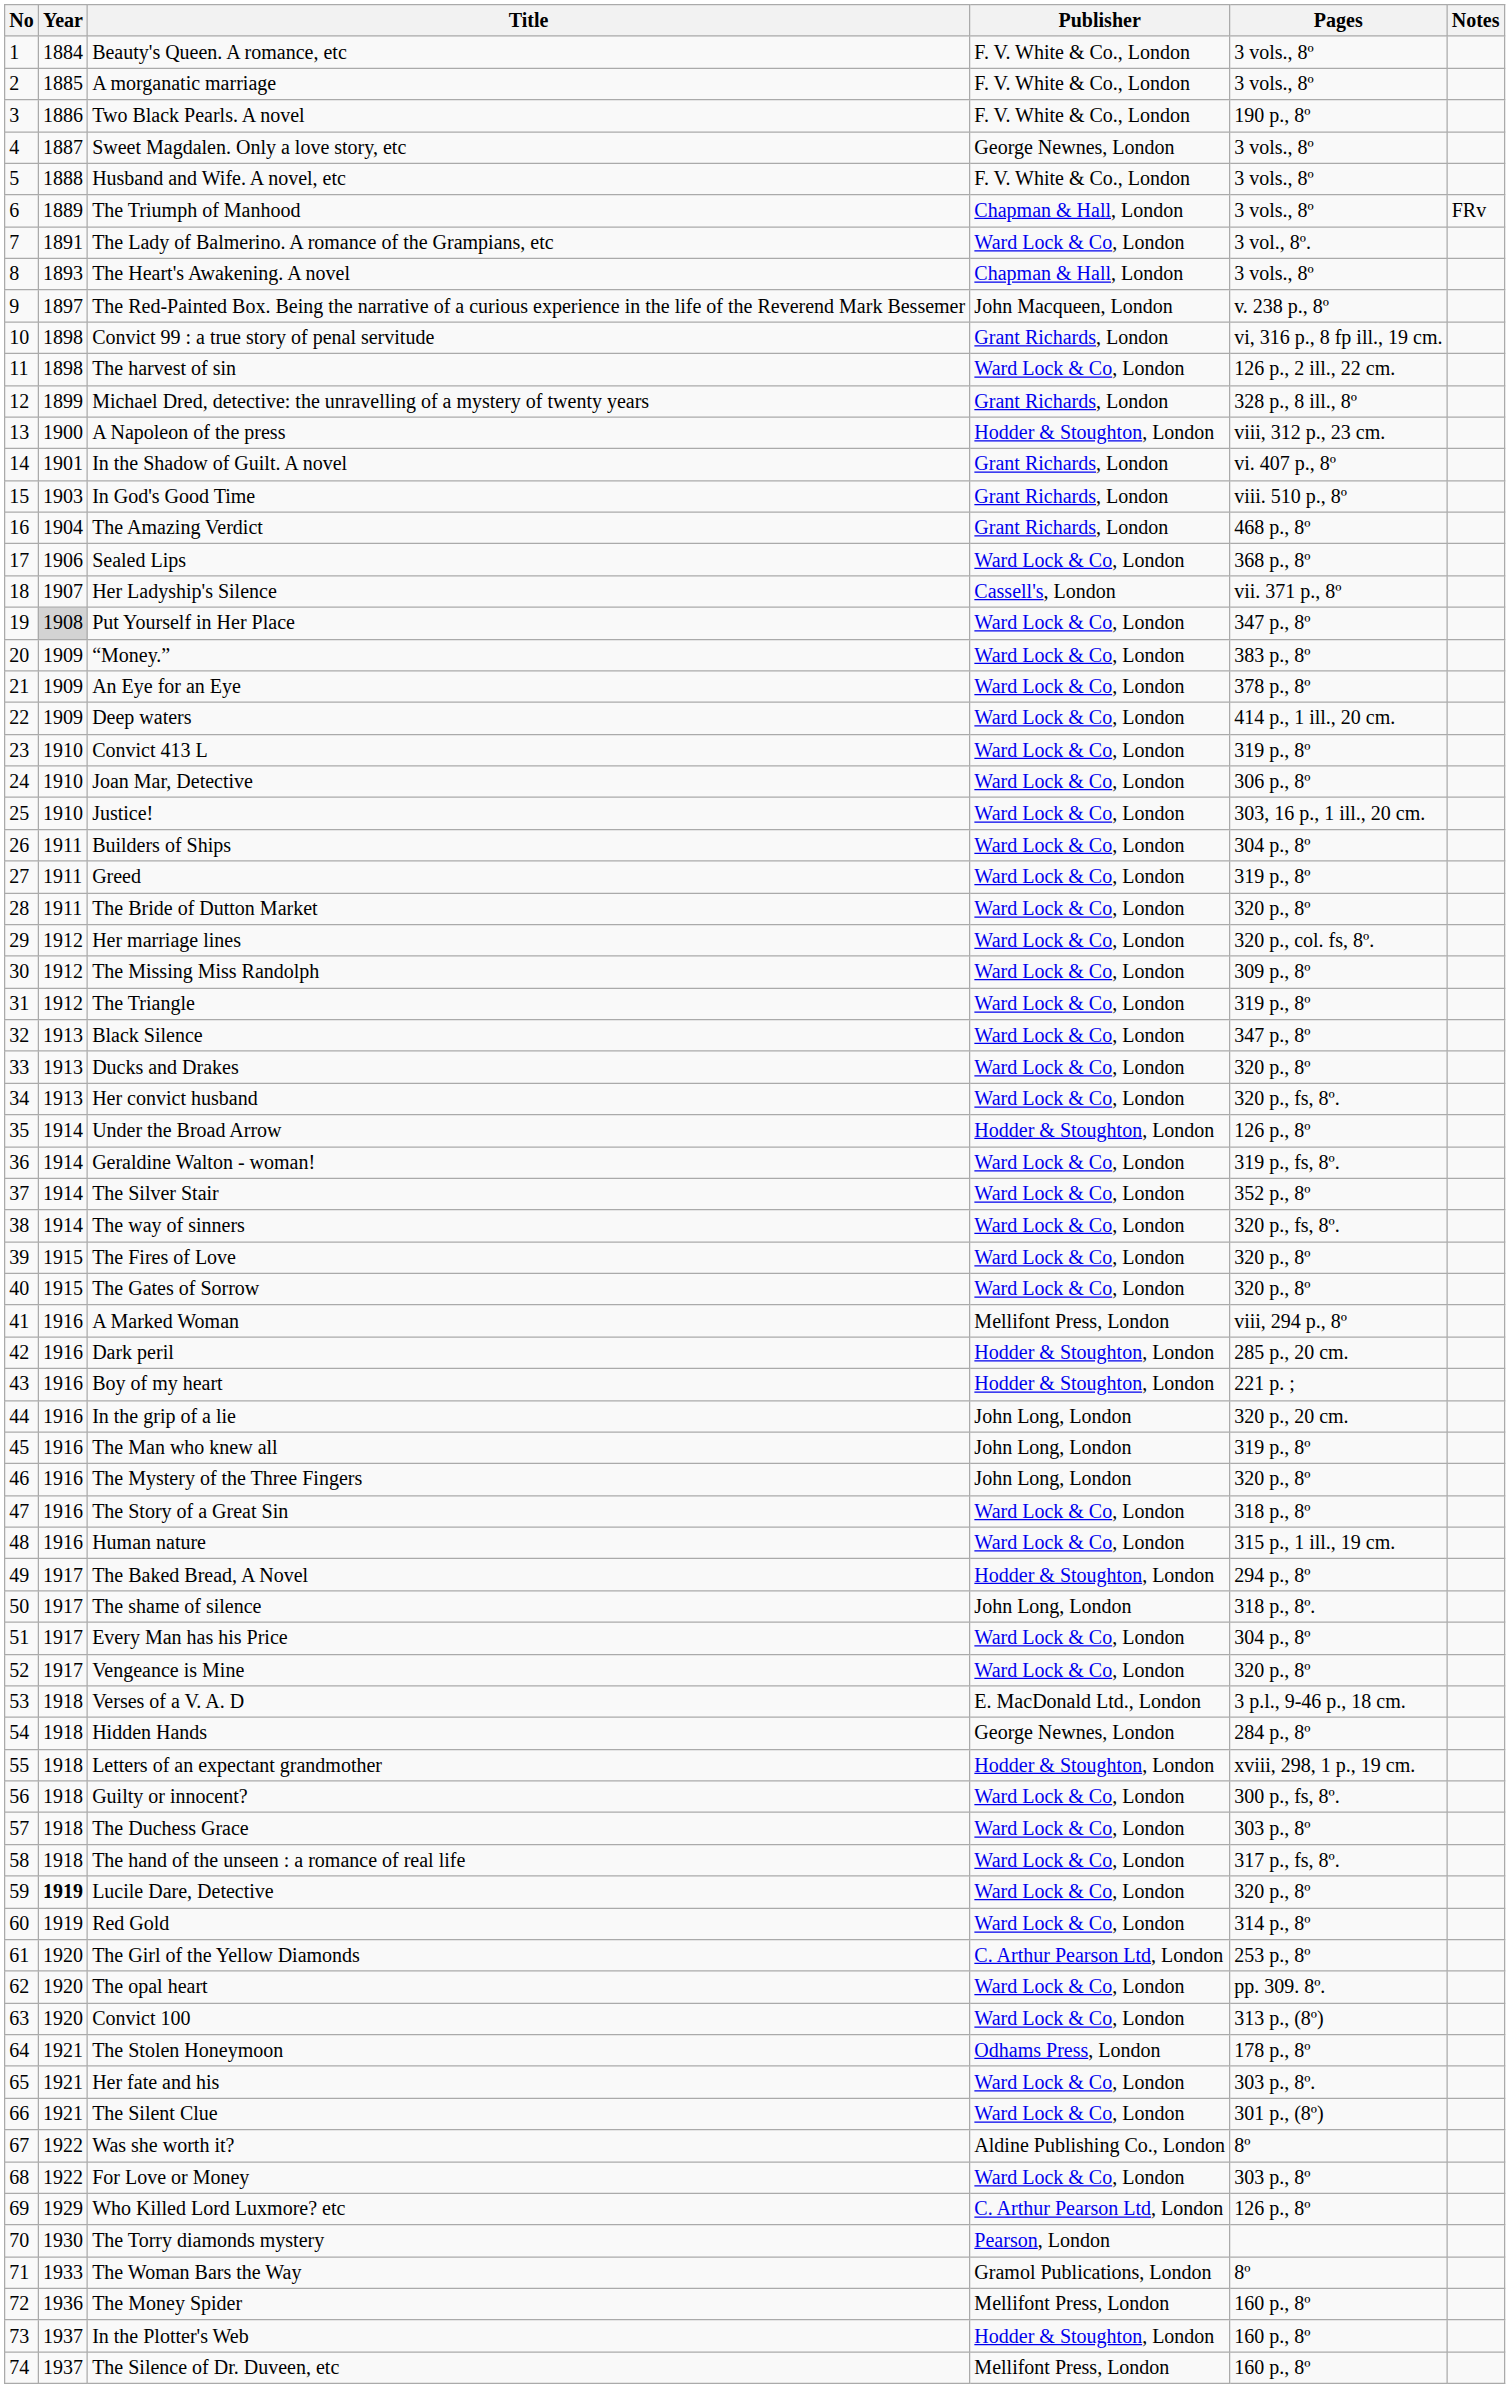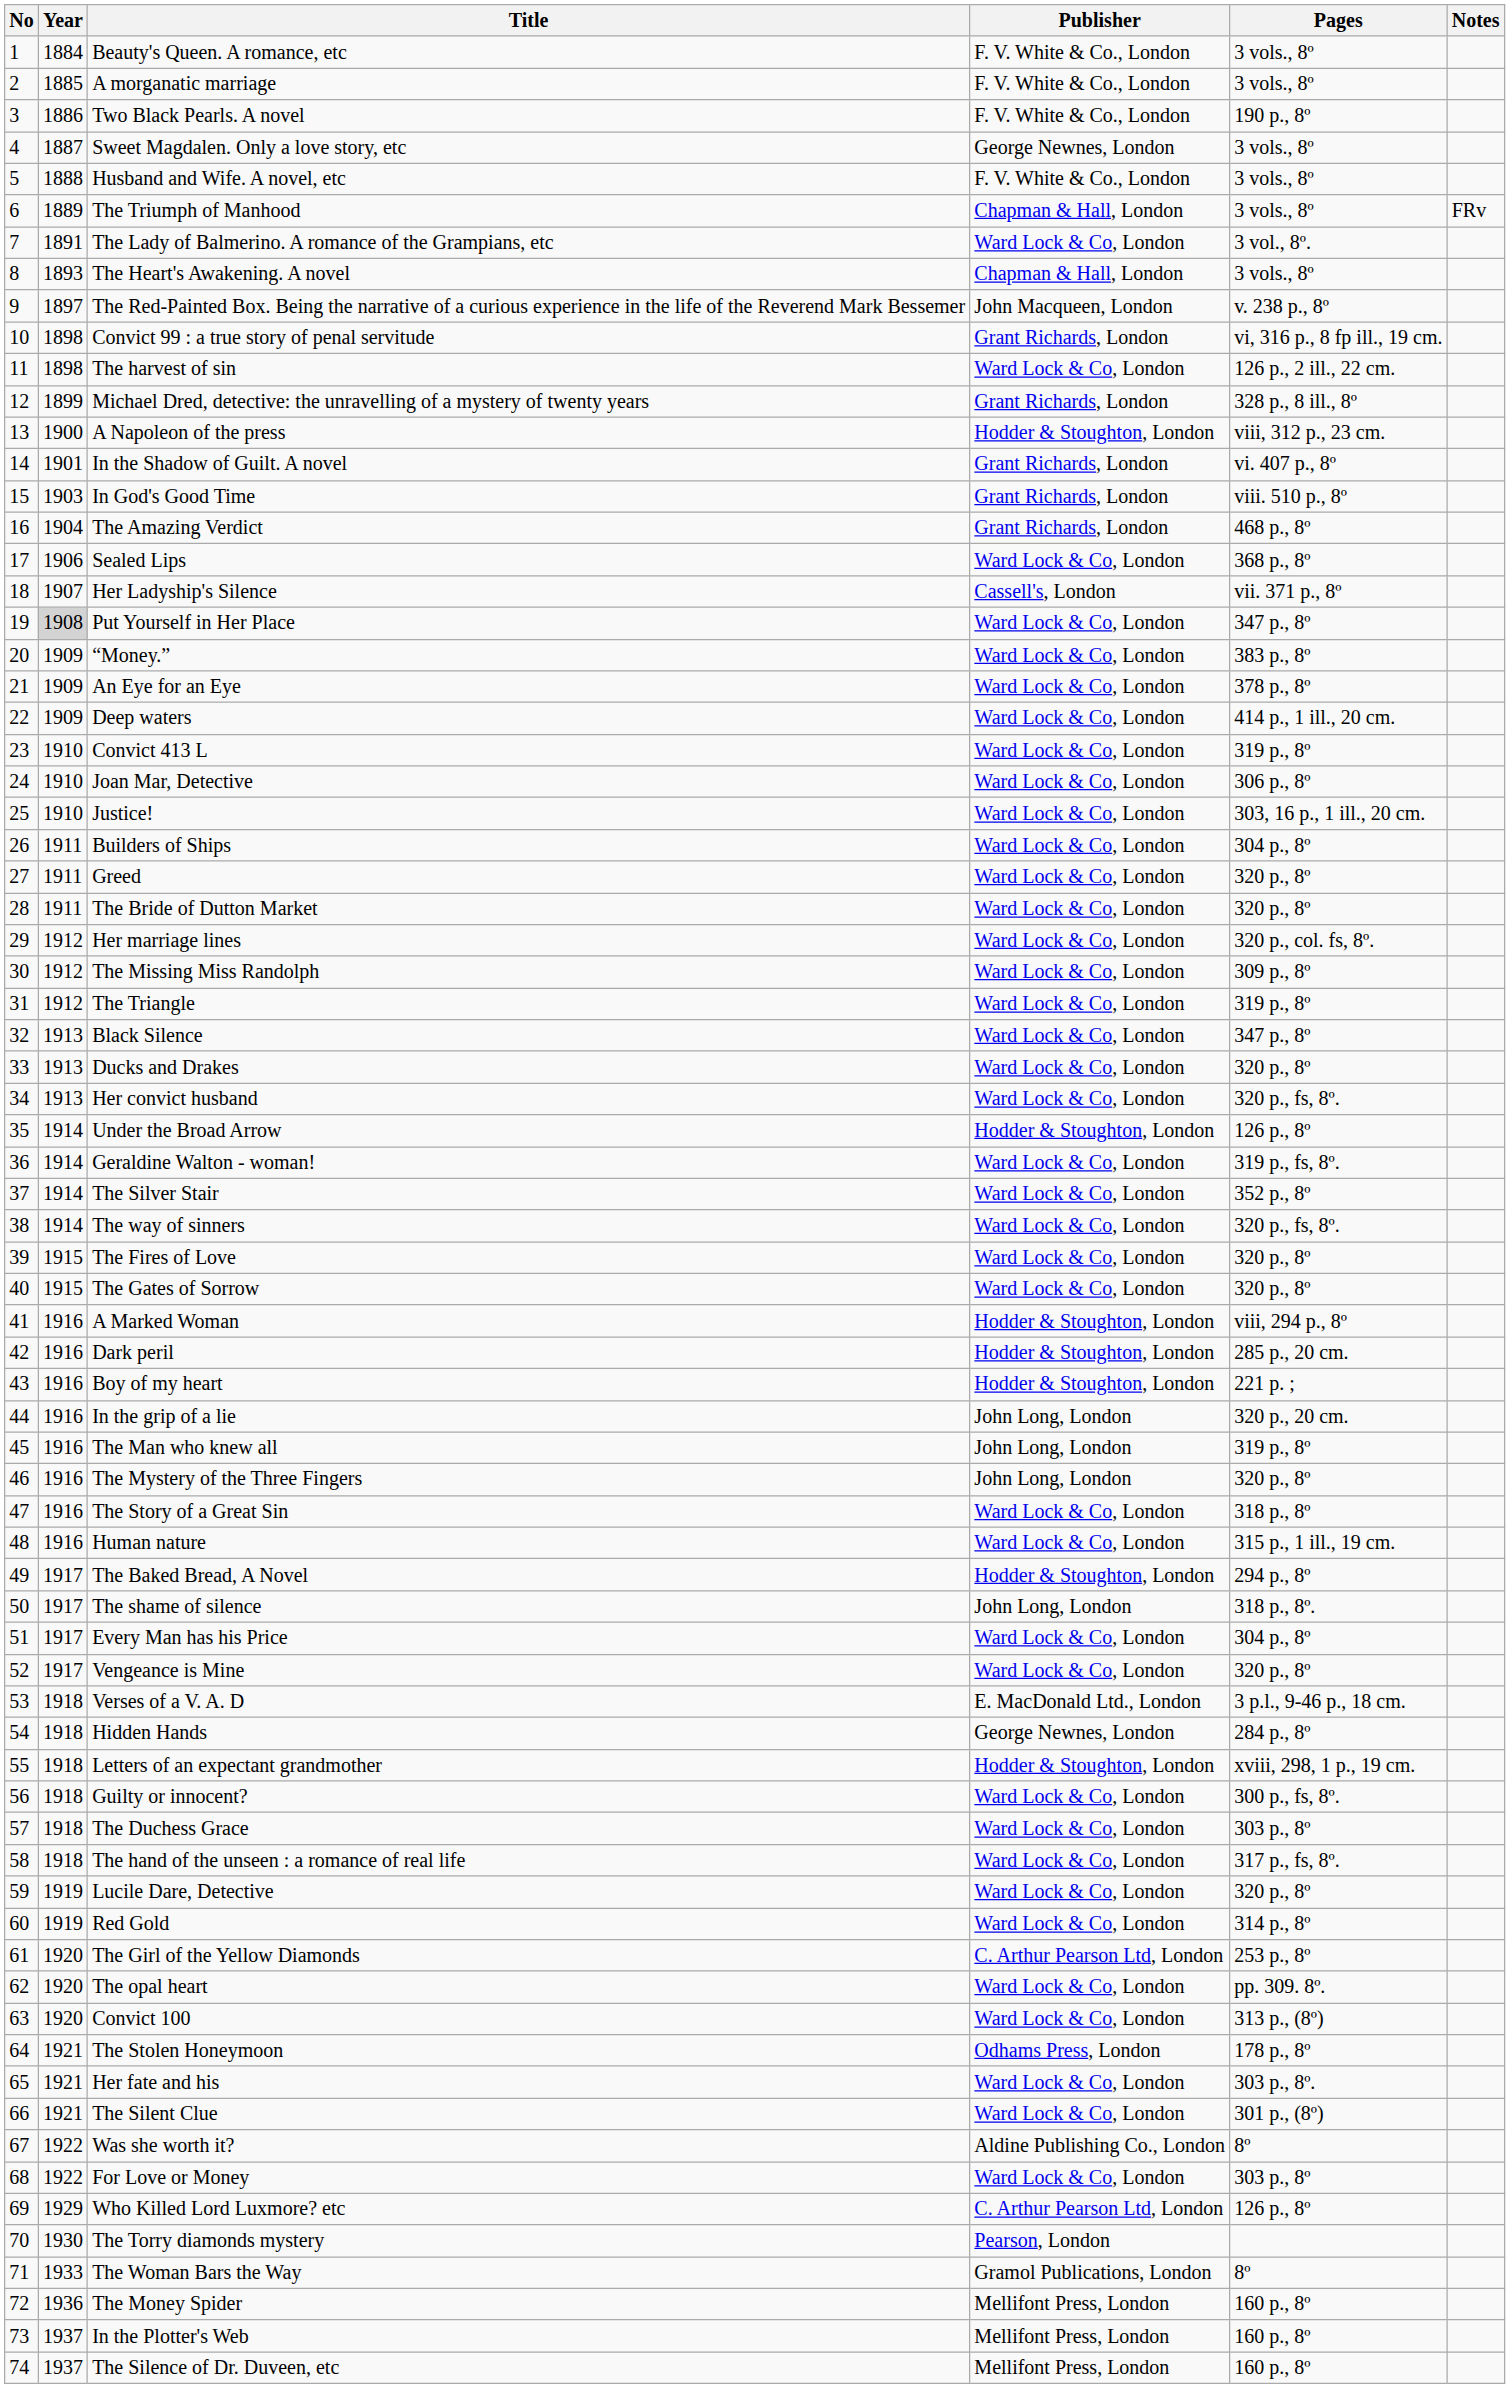(1272, 876) 319 p., 8º -> (1272, 876) 320 p., 8º
(1072, 1320) Mellifont Press, London -> (1094, 1320) Hodder & Stoughton, London
(63, 1891) bold -> (63, 1891) normal
(1094, 2335) Hodder & Stoughton, London -> (1072, 2335) Mellifont Press, London
